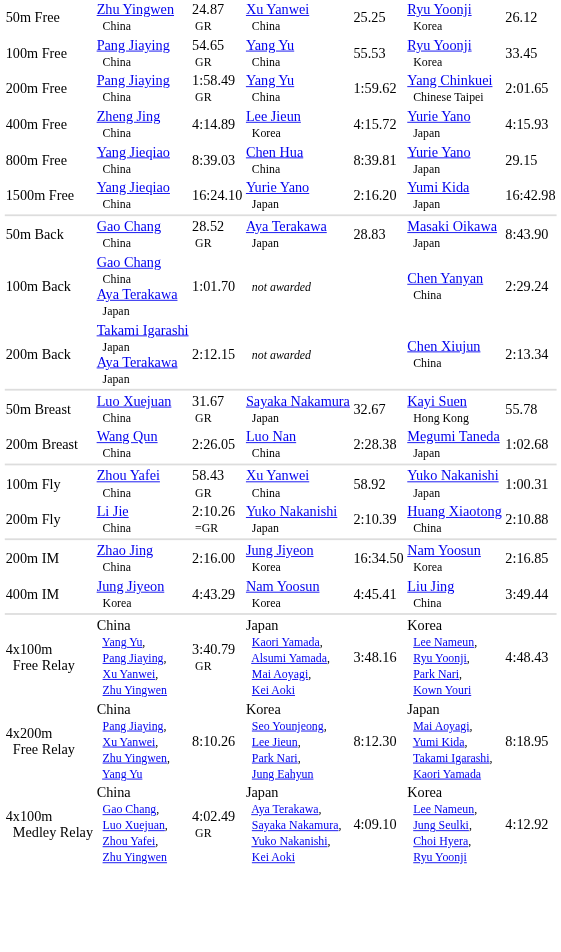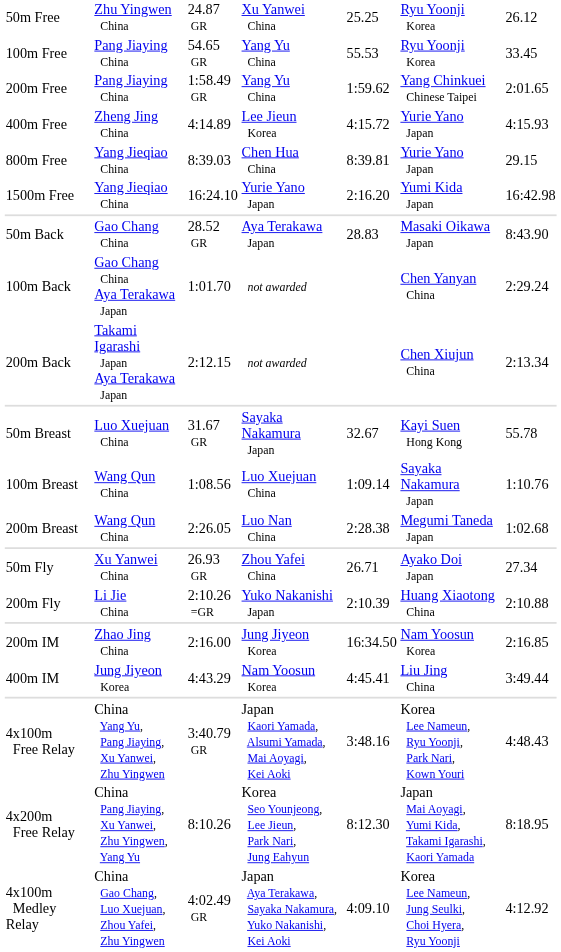+ row: (42, 484)
+ row: (30, 567)
- row: (33, 484)
